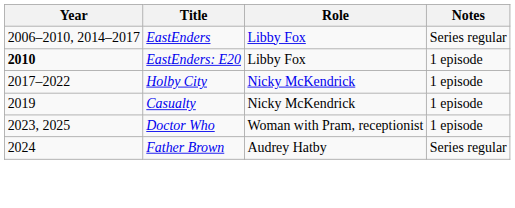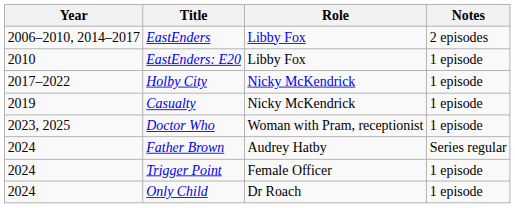(468, 37) Series regular -> (459, 37) 2 episodes
(22, 59) bold -> (22, 59) normal
+ row: (184, 170)
+ row: (177, 192)
